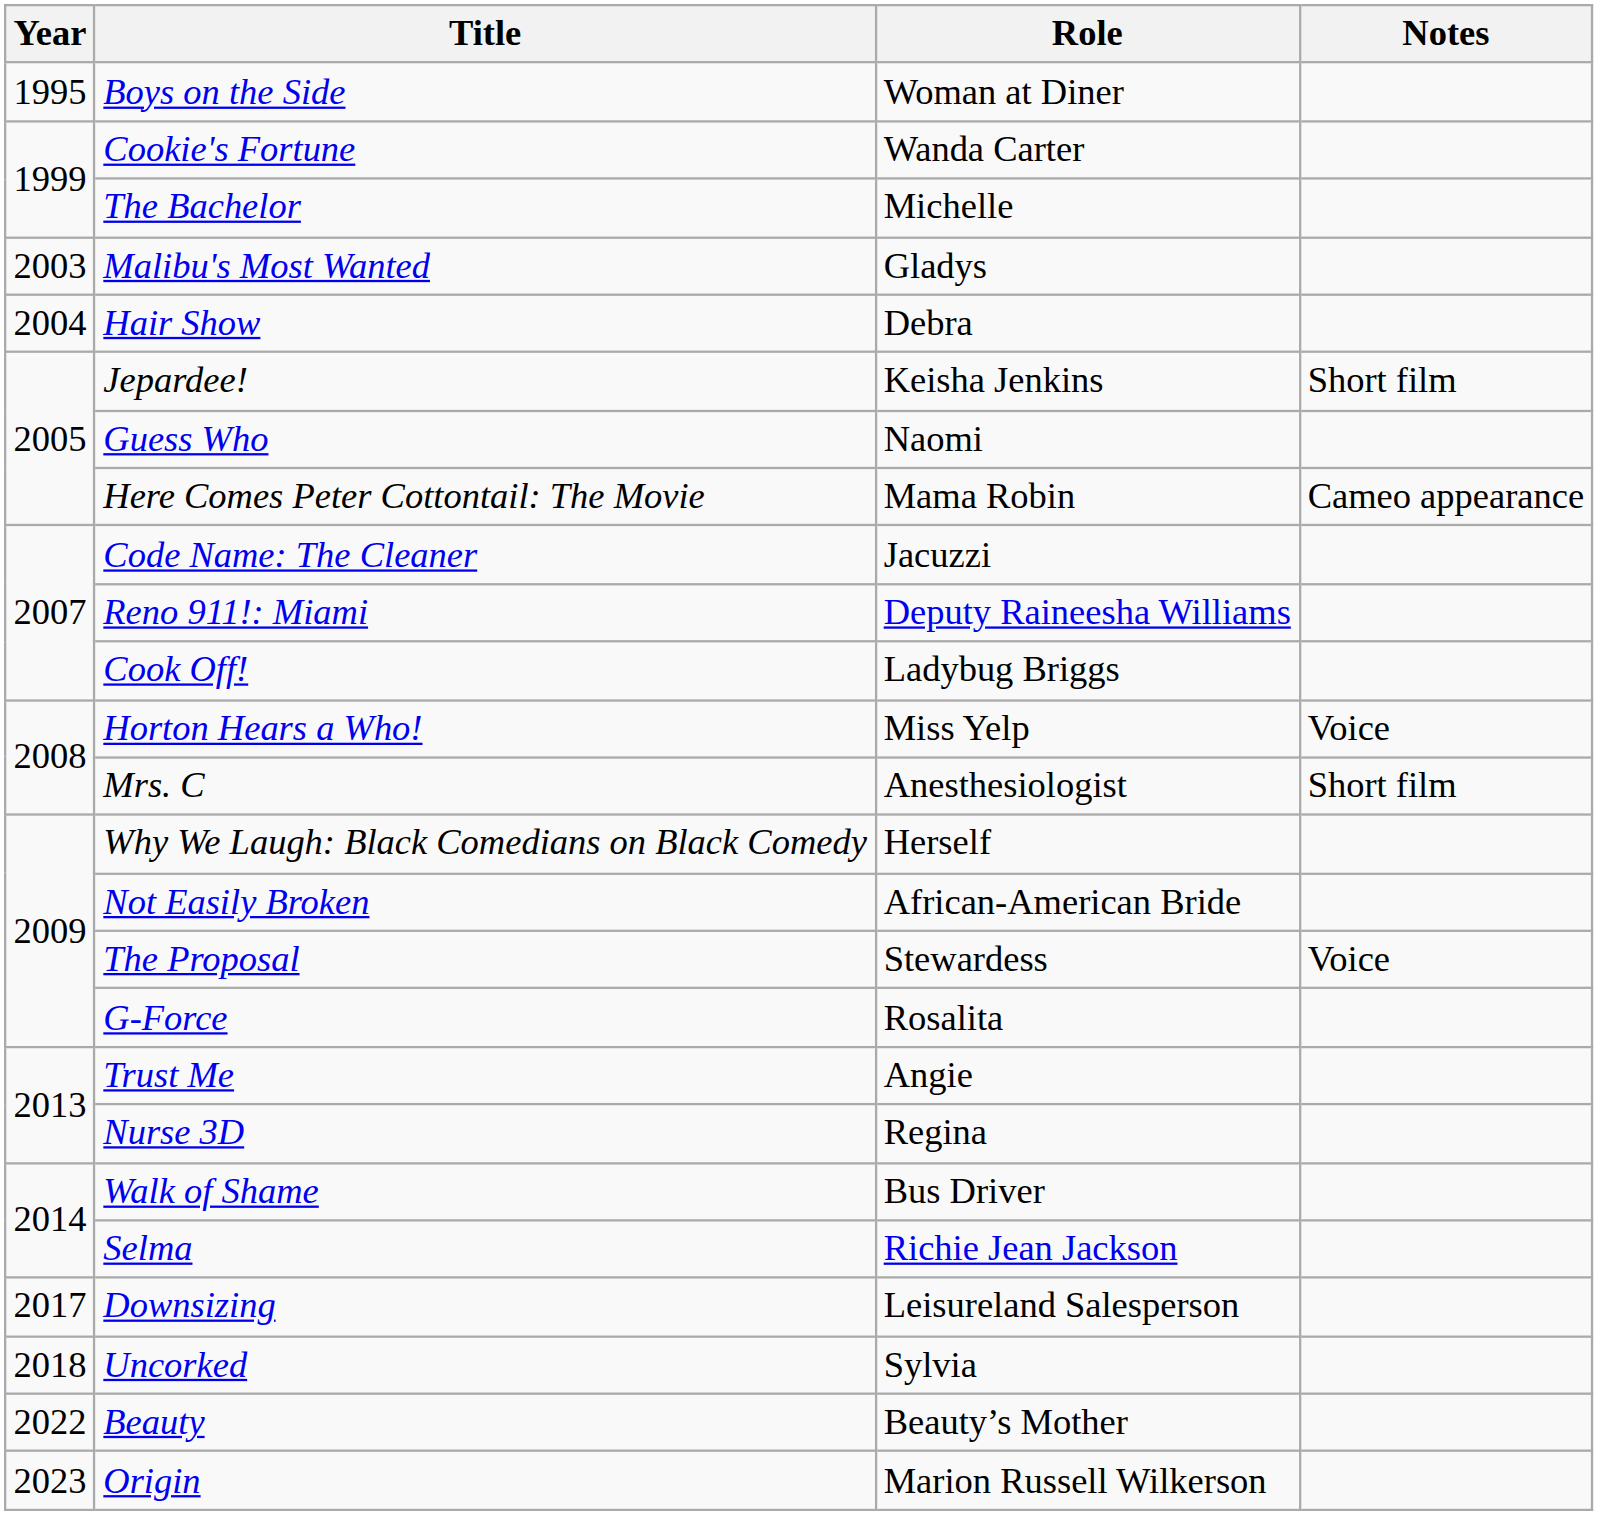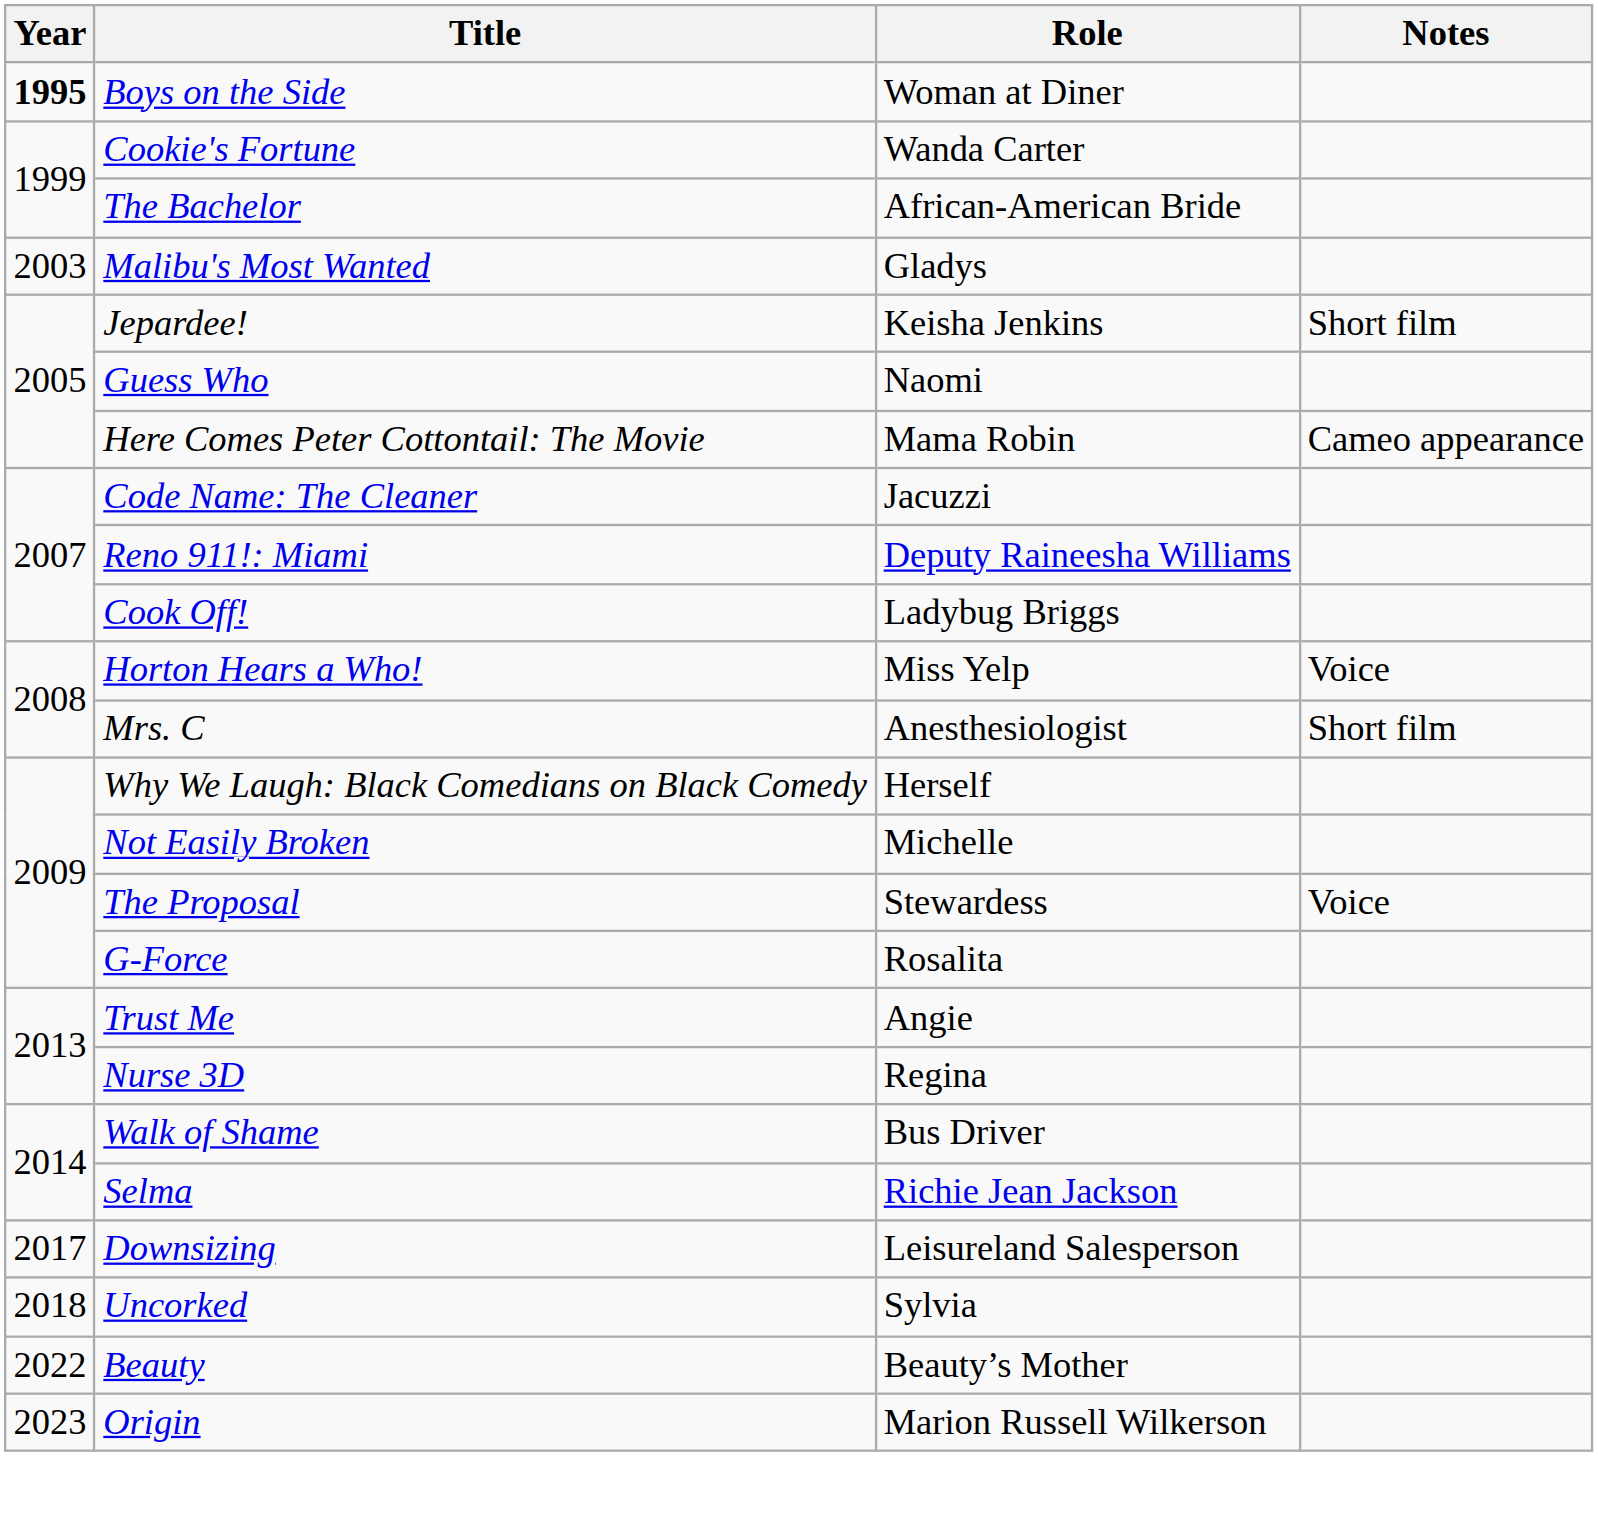(50, 91) normal -> (50, 91) bold
(949, 206) Michelle -> (1062, 206) African-American Bride
- row: (182, 322)
(1062, 901) African-American Bride -> (949, 843) Michelle
